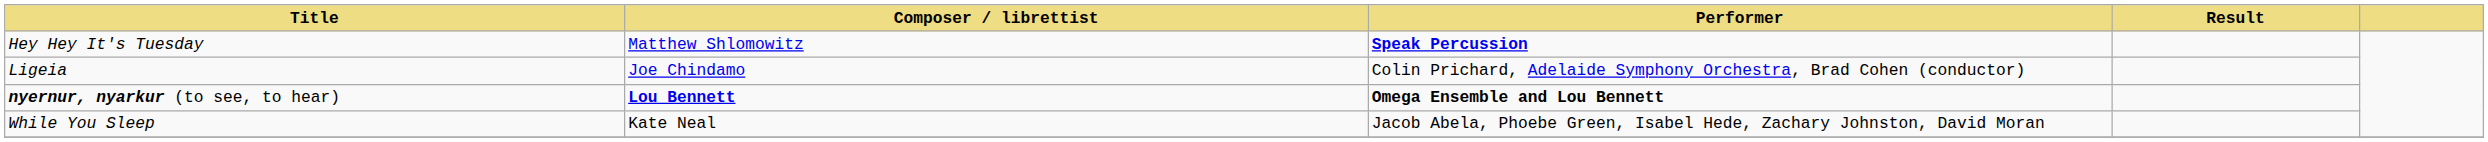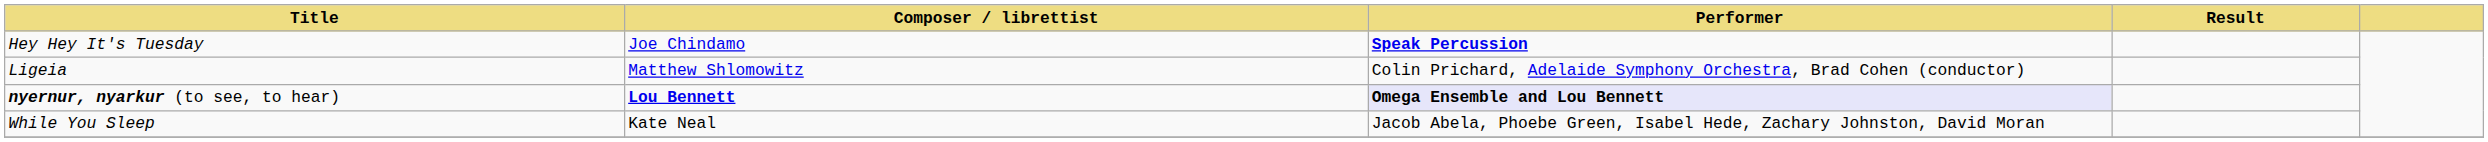(716, 44) Matthew Shlomowitz -> (687, 44) Joe Chindamo
(687, 71) Joe Chindamo -> (716, 71) Matthew Shlomowitz
(1518, 97) no background -> (1518, 97) lavender background
